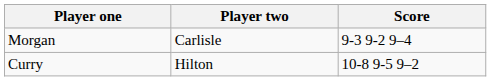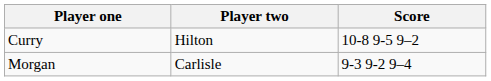rows swapped: (32, 40) <-> (25, 64)
